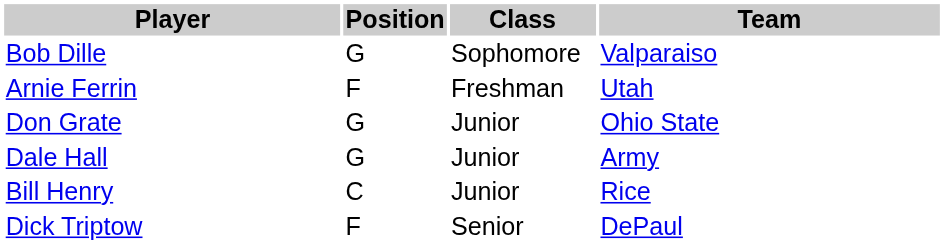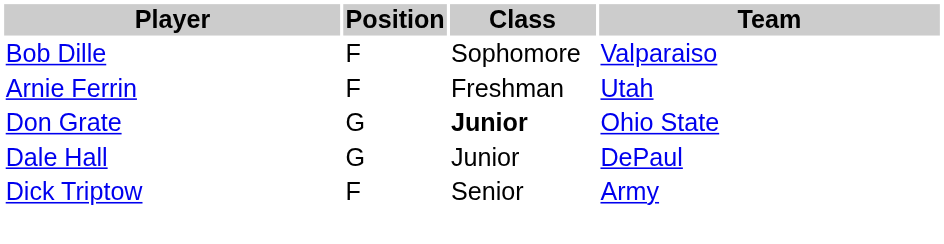(355, 54) G -> (353, 54) F
(485, 123) normal -> (489, 123) bold
(630, 157) Army -> (642, 157) DePaul
- row: (59, 192)
(642, 226) DePaul -> (630, 192) Army
